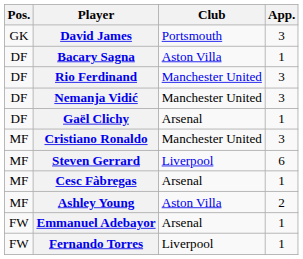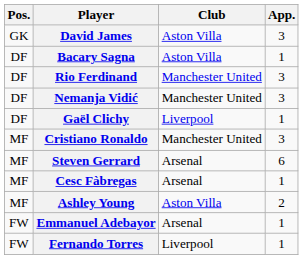(192, 35) Portsmouth -> (192, 35) Aston Villa
(182, 118) Arsenal -> (188, 118) Liverpool
(188, 160) Liverpool -> (182, 160) Arsenal
